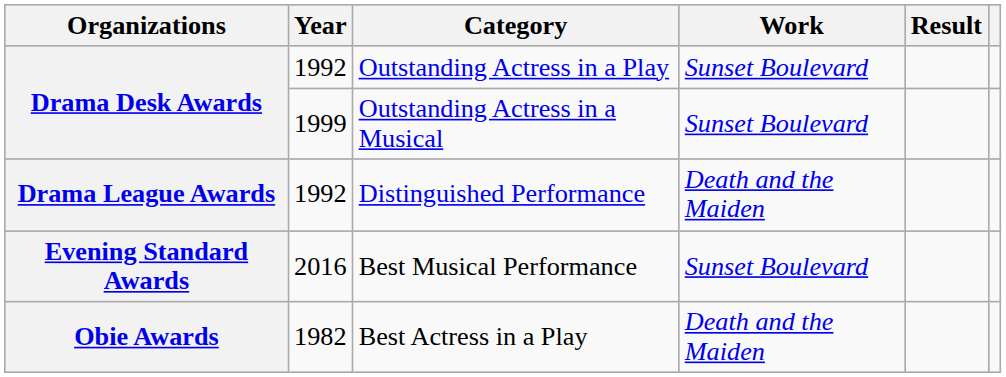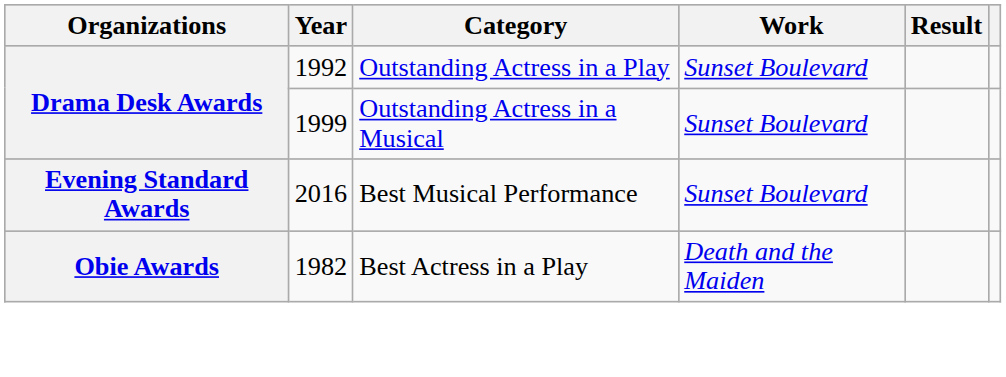- row: (502, 194)
